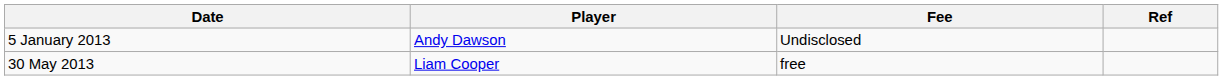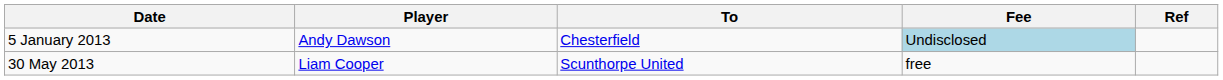+ column: (729, 16)
(821, 40) no background -> (946, 40) lightblue background
